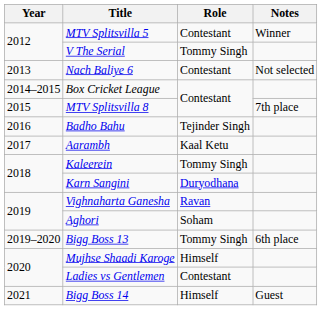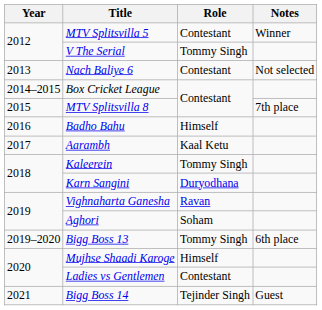(215, 126) Tejinder Singh -> (199, 126) Himself
(199, 295) Himself -> (215, 295) Tejinder Singh
